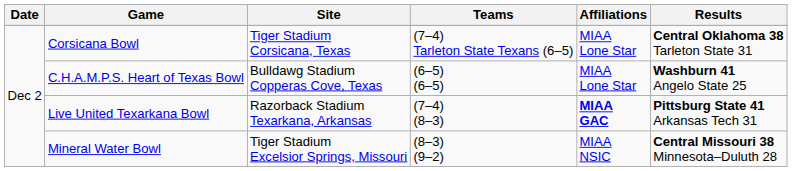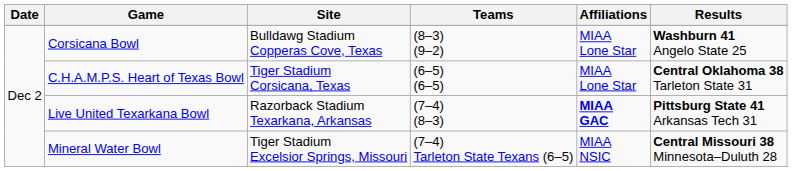(300, 43) Tiger Stadium Corsicana, Texas -> (316, 43) Bulldawg Stadium Copperas Cove, Texas
(493, 43) (7–4) Tarleton State Texans (6–5) -> (429, 43) (8–3) (9–2)
(718, 43) Central Oklahoma 38 Tarleton State 31 -> (700, 43) Washburn 41 Angelo State 25
(316, 78) Bulldawg Stadium Copperas Cove, Texas -> (300, 78) Tiger Stadium Corsicana, Texas
(700, 78) Washburn 41 Angelo State 25 -> (718, 78) Central Oklahoma 38 Tarleton State 31
(429, 149) (8–3) (9–2) -> (493, 149) (7–4) Tarleton State Texans (6–5)
